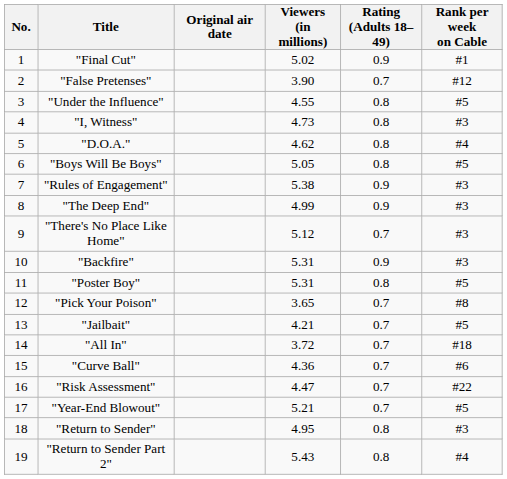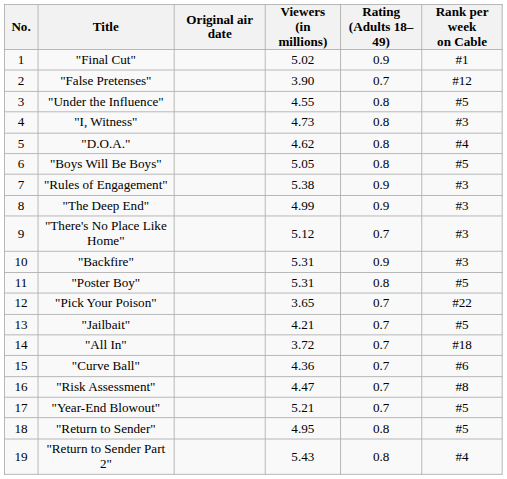(462, 303) #8 -> (462, 303) #22
(462, 386) #22 -> (462, 386) #8
(462, 428) #3 -> (462, 428) #5
